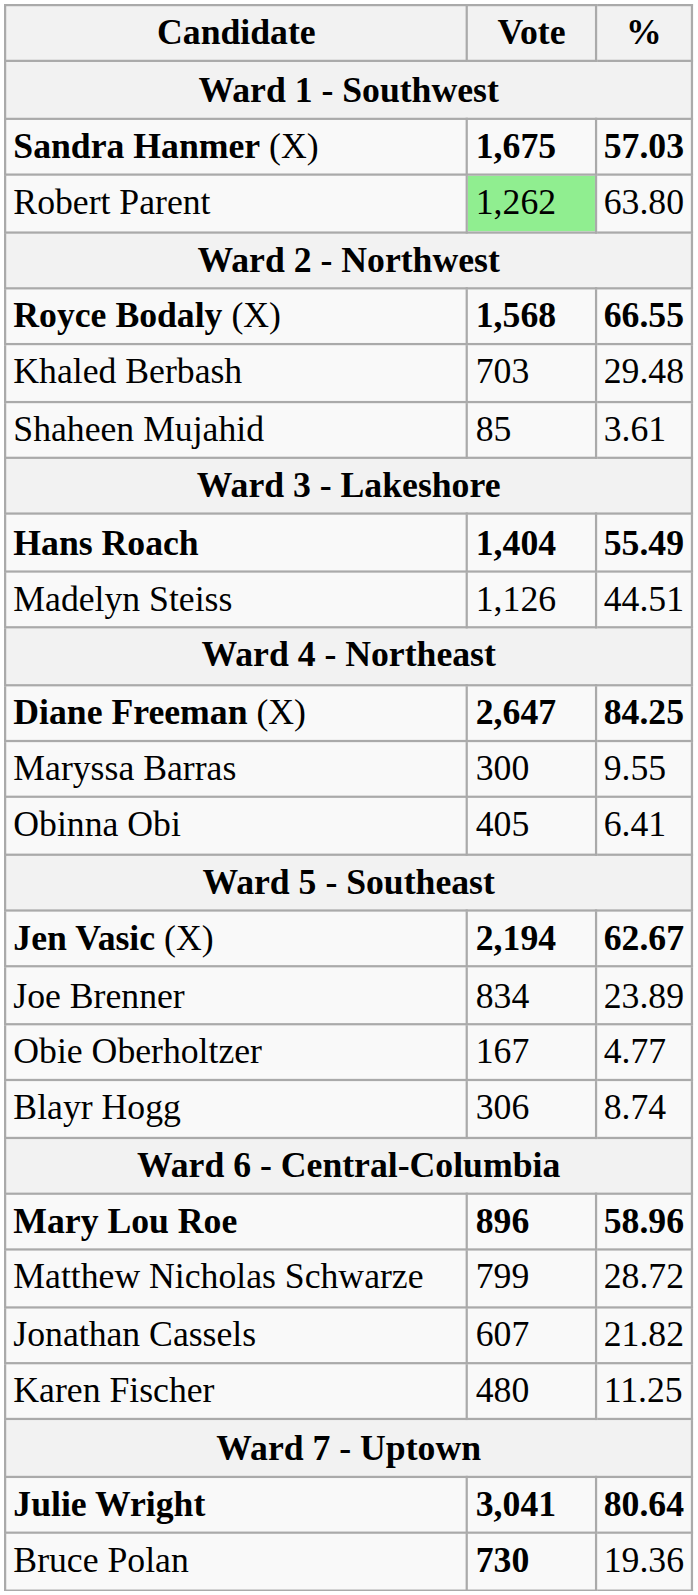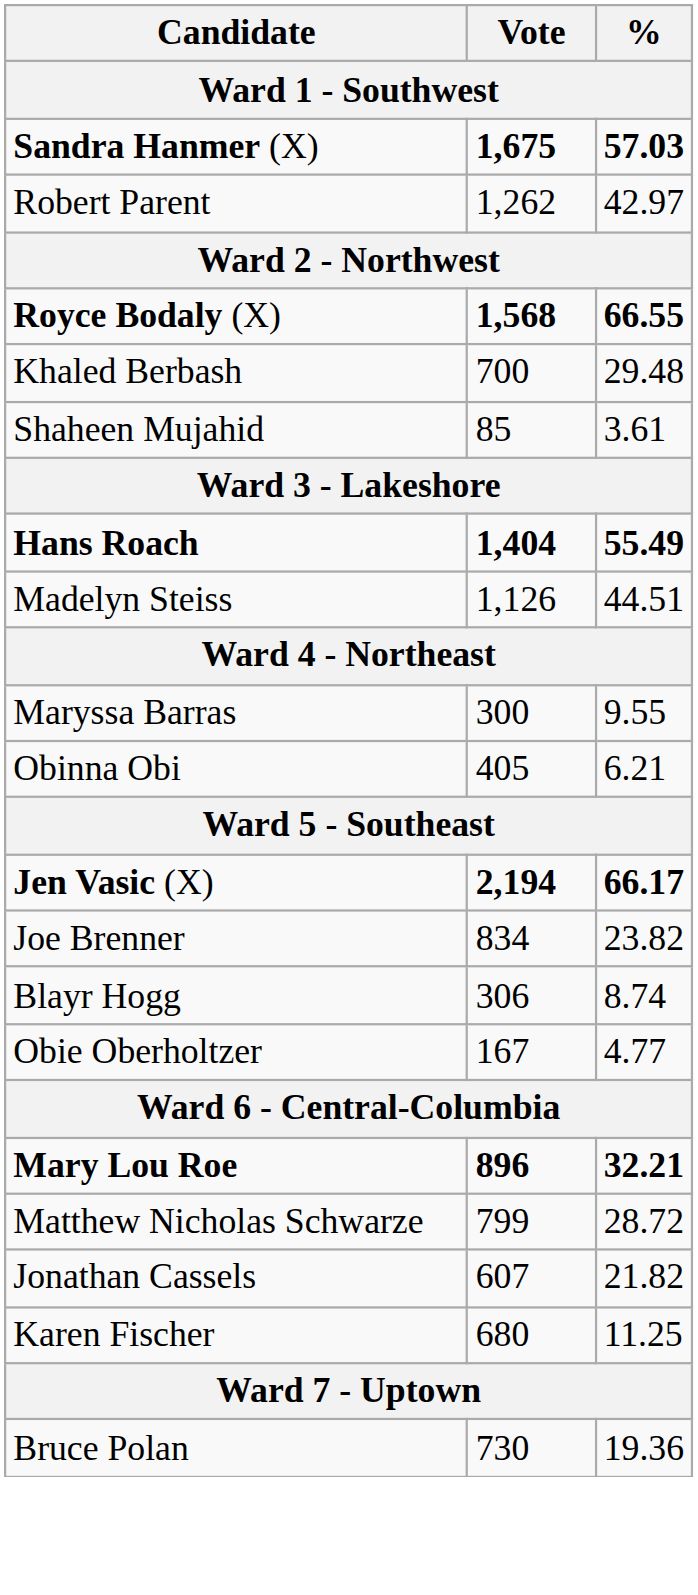(516, 202) lightgreen background -> (516, 202) no background
(644, 202) 63.80 -> (644, 202) 42.97
(503, 372) 703 -> (503, 372) 700
- row: (160, 711)
(635, 825) 6.41 -> (635, 768) 6.21
(644, 938) 62.67 -> (644, 881) 66.17
(644, 994) 23.89 -> (644, 938) 23.82
rows swapped: (97, 1107) <-> (138, 1051)
(644, 1221) 58.96 -> (644, 1164) 32.21
(503, 1390) 480 -> (503, 1334) 680
- row: (109, 1504)
(503, 1560) bold -> (503, 1447) normal
